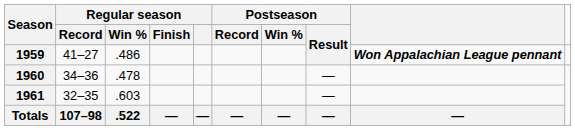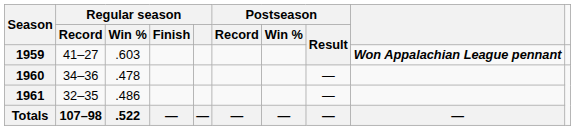(128, 55) .486 -> (128, 55) .603
(128, 96) .603 -> (128, 96) .486
